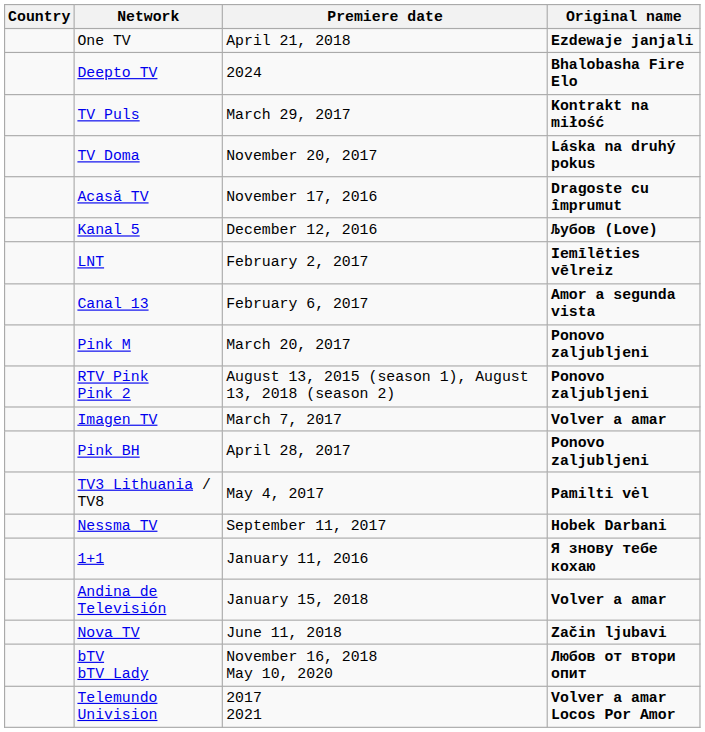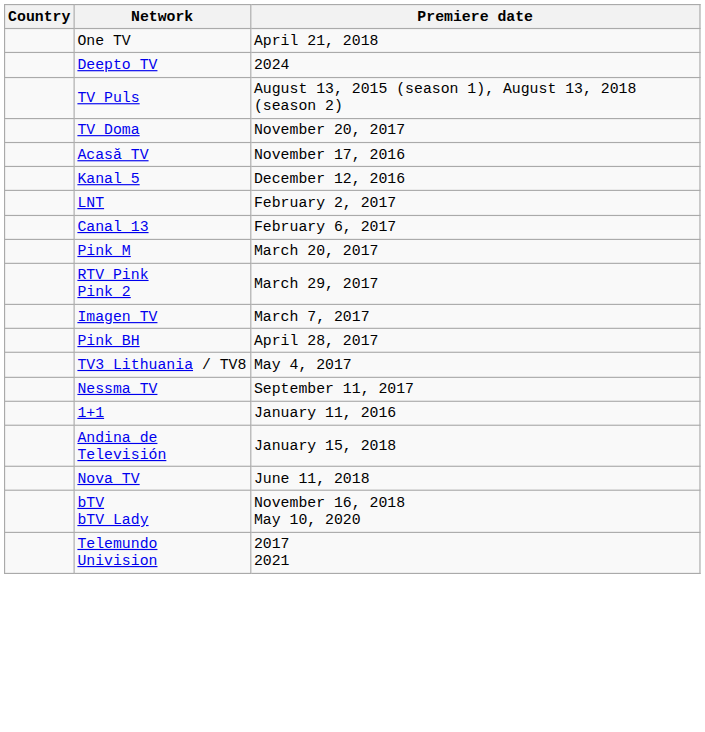- column: (624, 17)
(288, 115) March 29, 2017 -> (445, 98) August 13, 2015 (season 1), August 13, 2018 (season 2)
(377, 386) August 13, 2015 (season 1), August 13, 2018 (season 2) -> (316, 284) March 29, 2017
